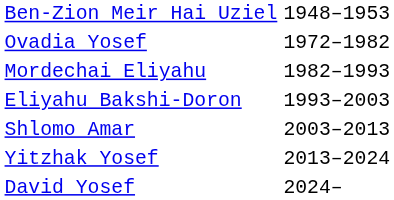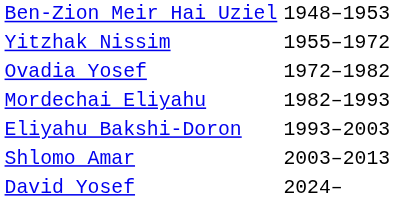+ row: (88, 43)
- row: (82, 158)
